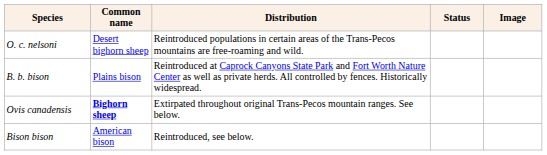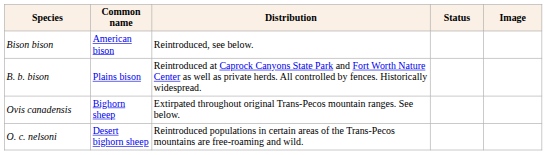rows swapped: (30, 136) <-> (32, 44)
(110, 109) bold -> (109, 109) normal
